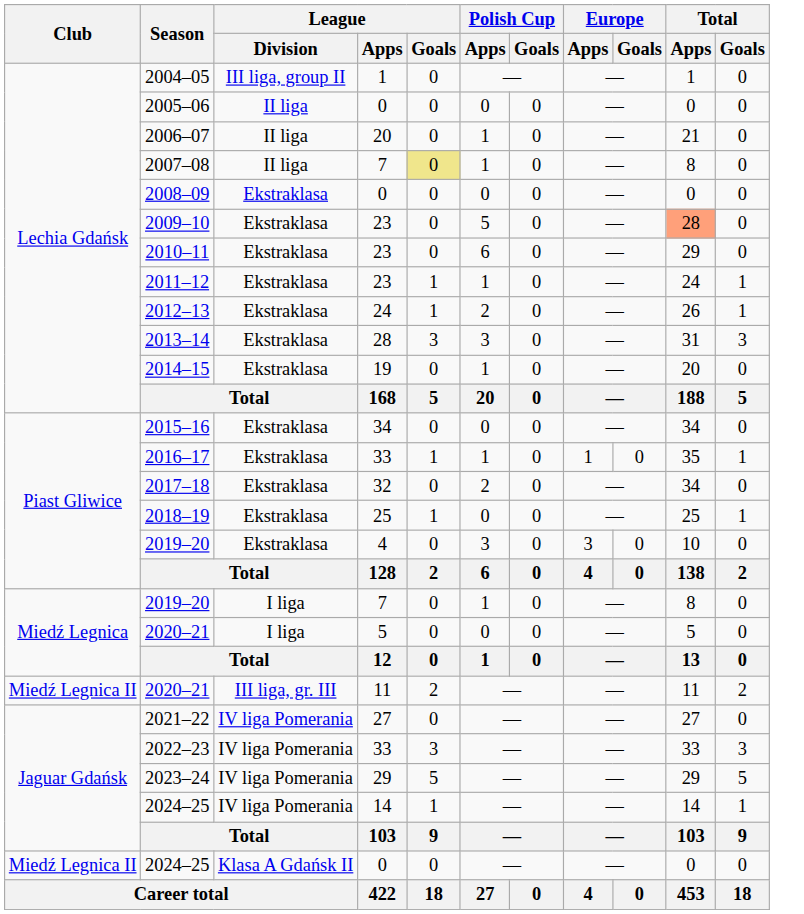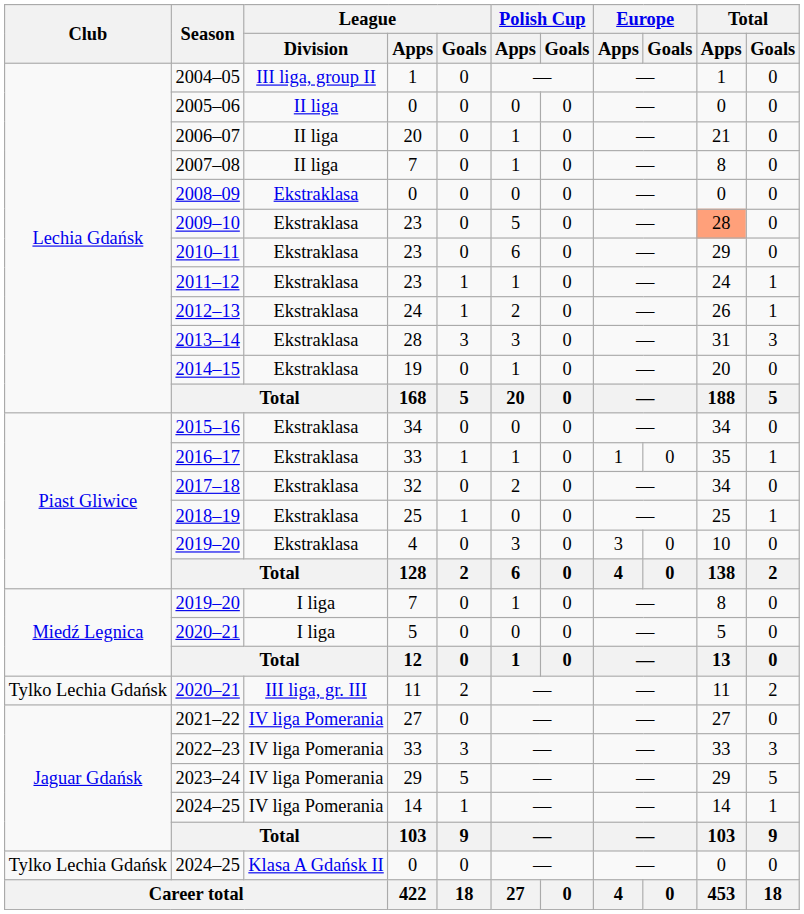(434, 164) khaki background -> (464, 164) no background
(73, 690) Miedź Legnica II -> (88, 690) Tylko Lechia Gdańsk
(73, 865) Miedź Legnica II -> (88, 865) Tylko Lechia Gdańsk
